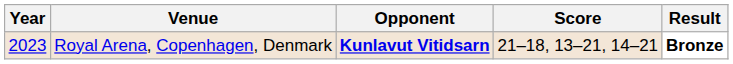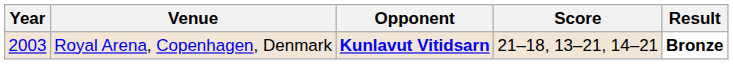(27, 45) 2023 -> (27, 45) 2003
